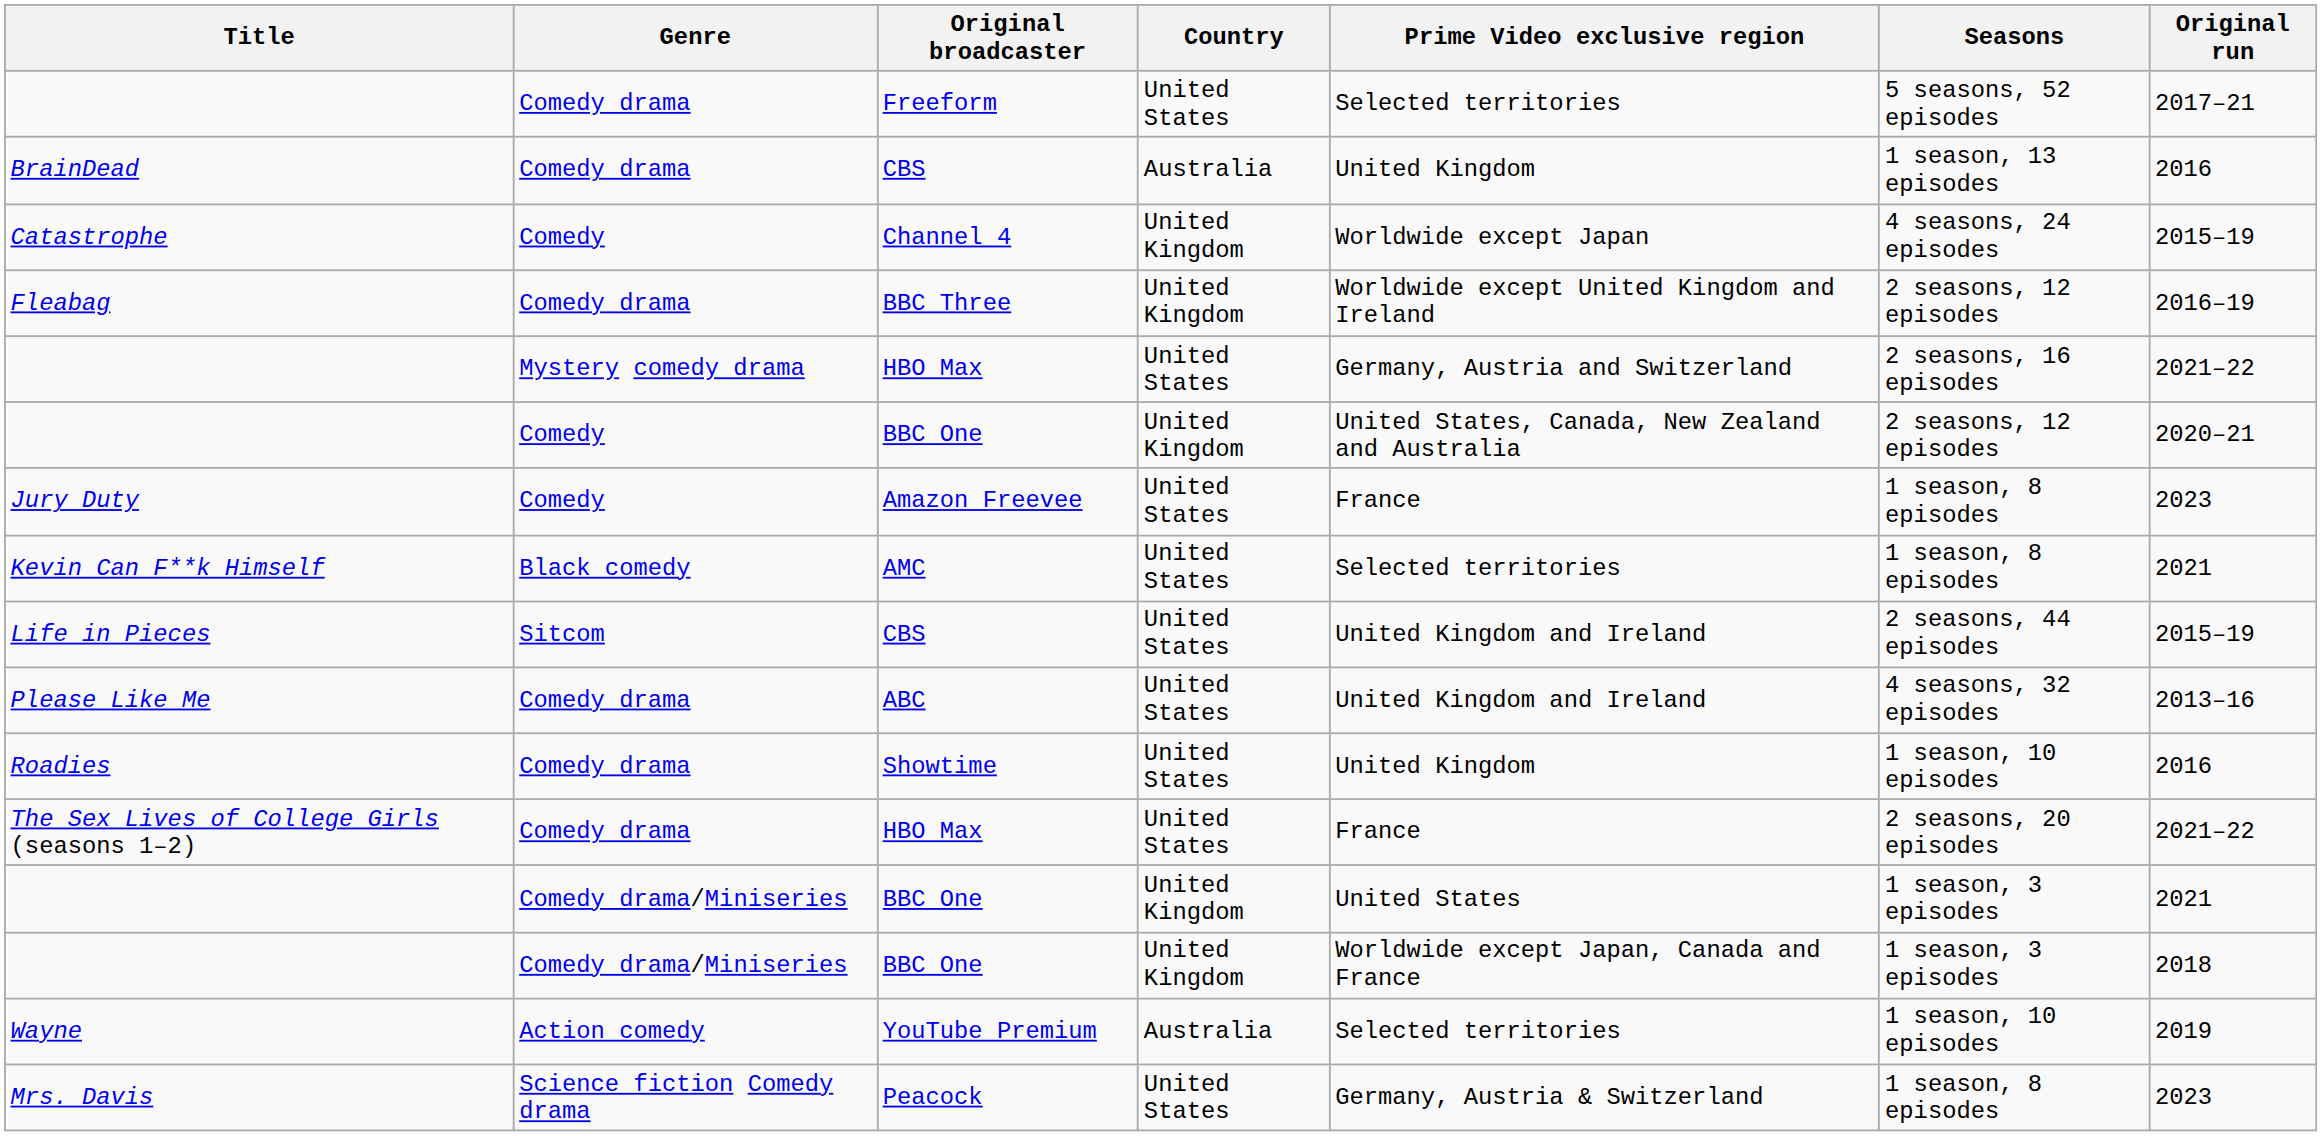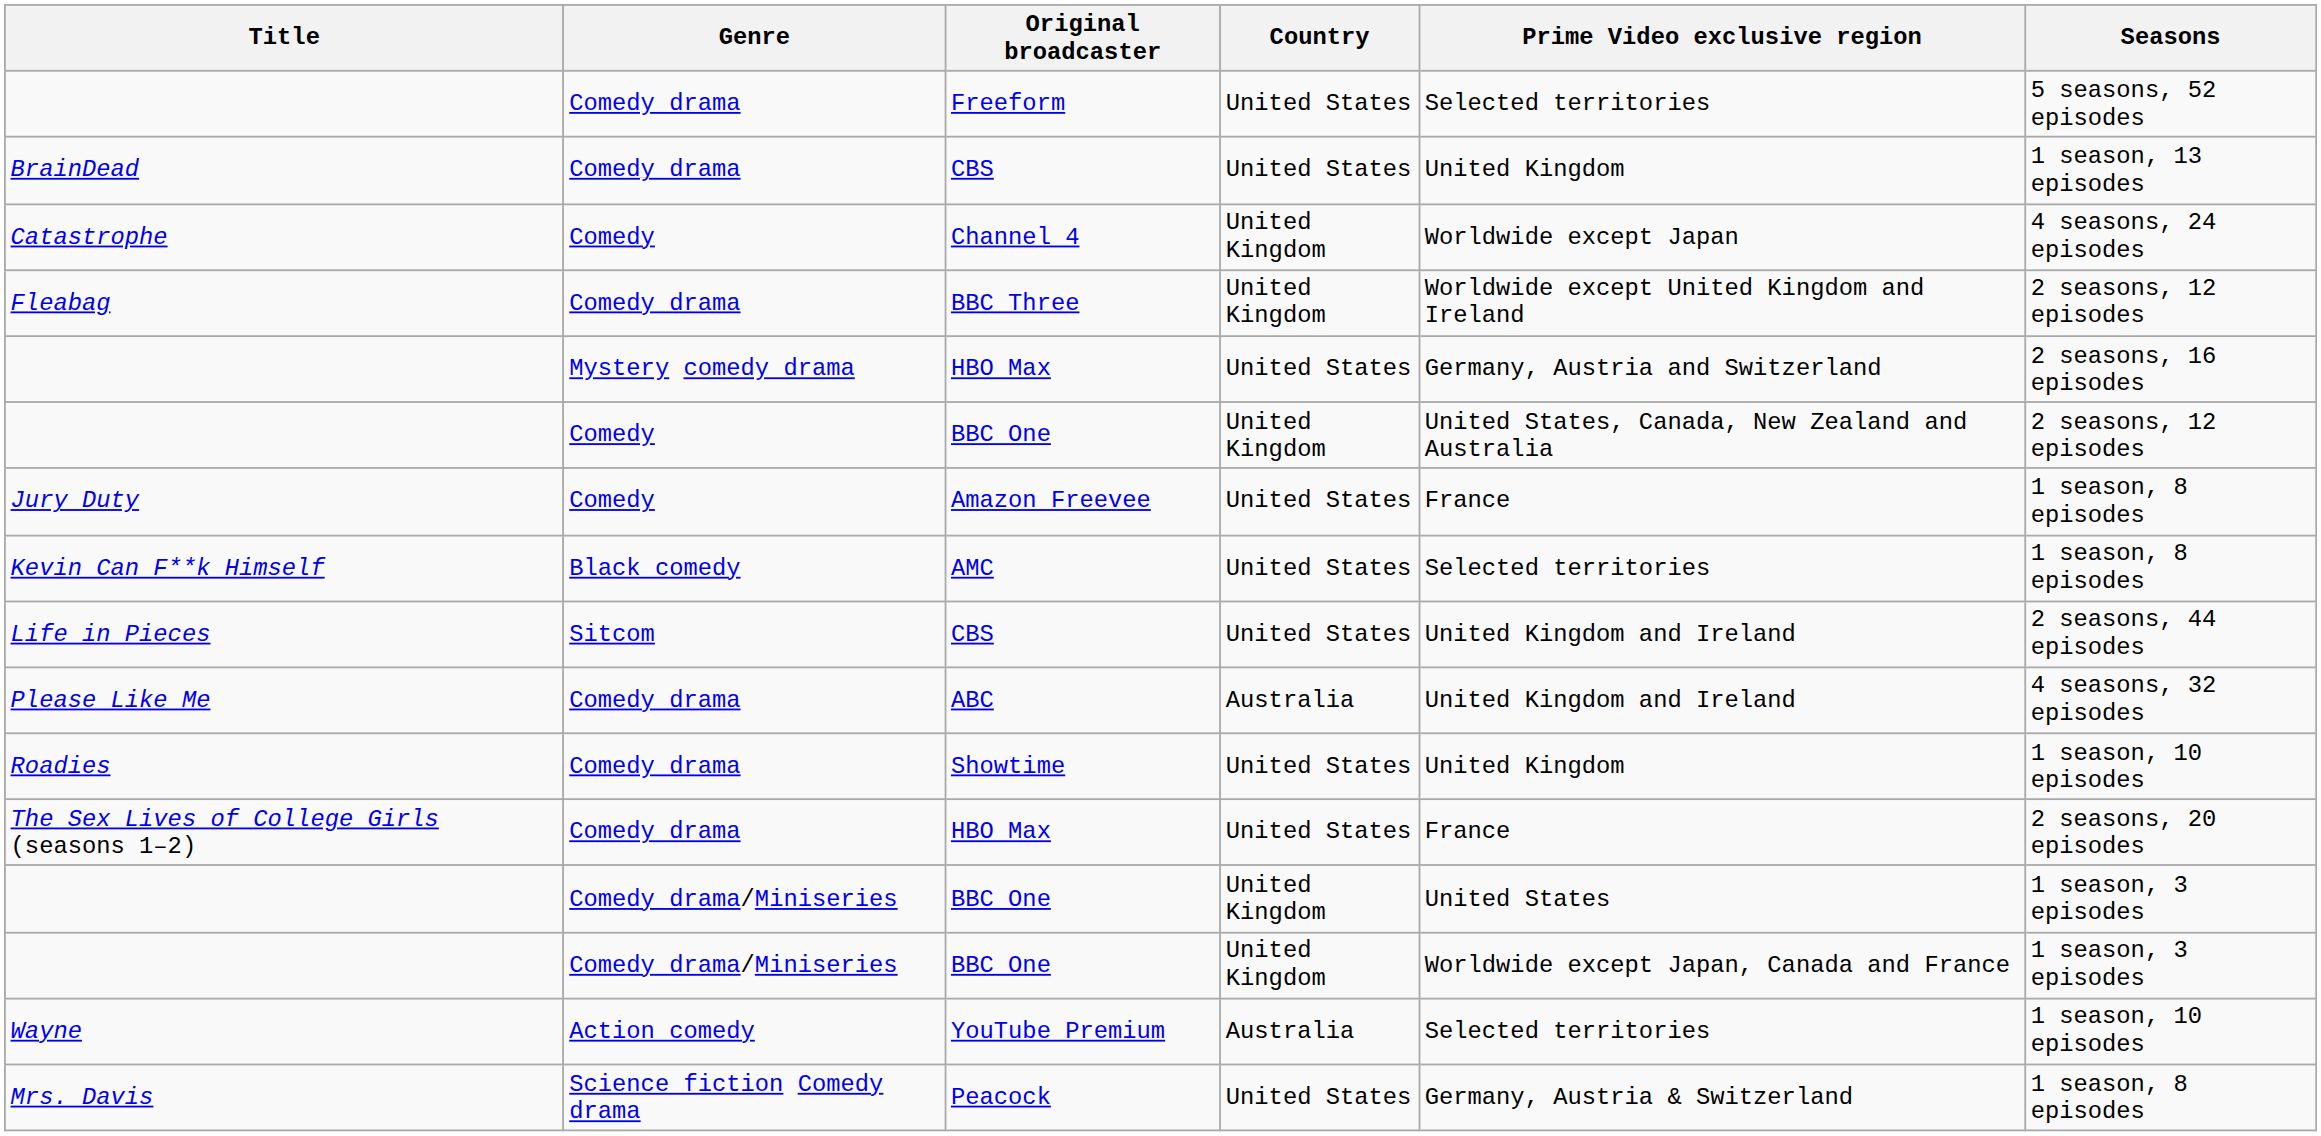- column: (2233, 38)
(1208, 170) Australia -> (1319, 170) United States
(1187, 700) United States -> (1290, 700) Australia
